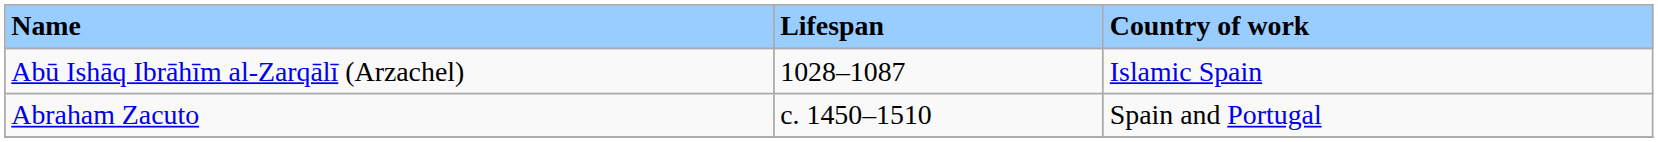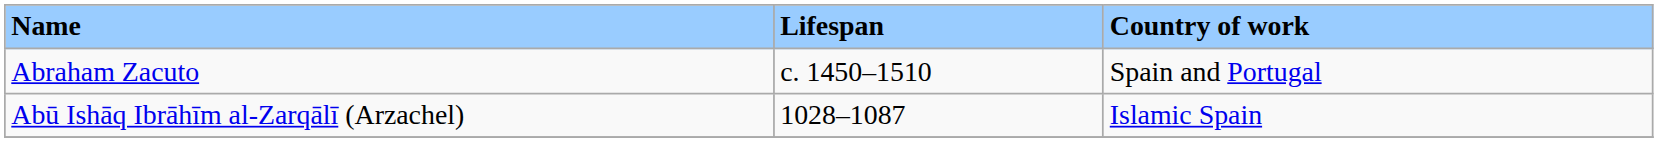rows swapped: (105, 114) <-> (238, 70)
